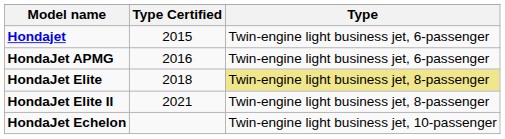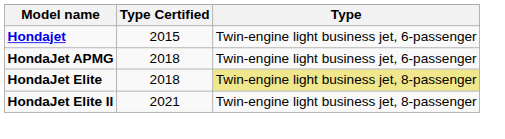(177, 58) 2016 -> (165, 58) 2018
- row: (67, 123)
